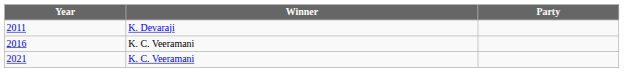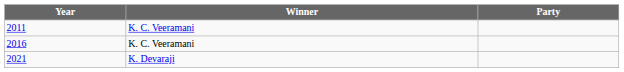(152, 28) K. Devaraji -> (161, 28) K. C. Veeramani
(161, 59) K. C. Veeramani -> (152, 59) K. Devaraji
